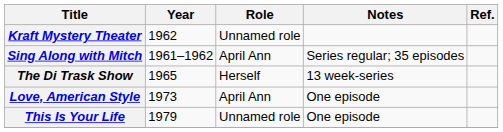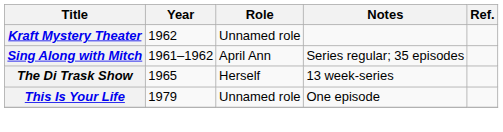- row: (75, 96)
